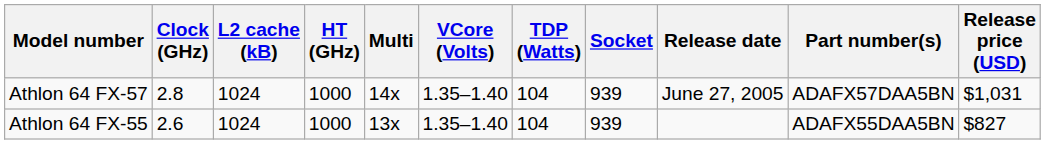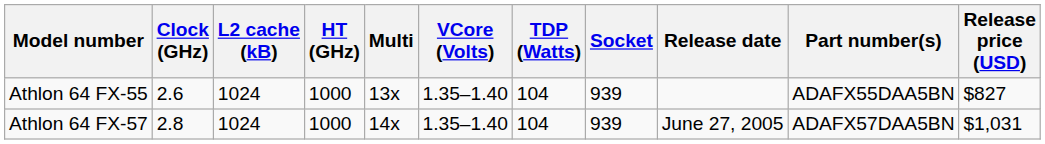rows swapped: (78, 123) <-> (78, 93)
